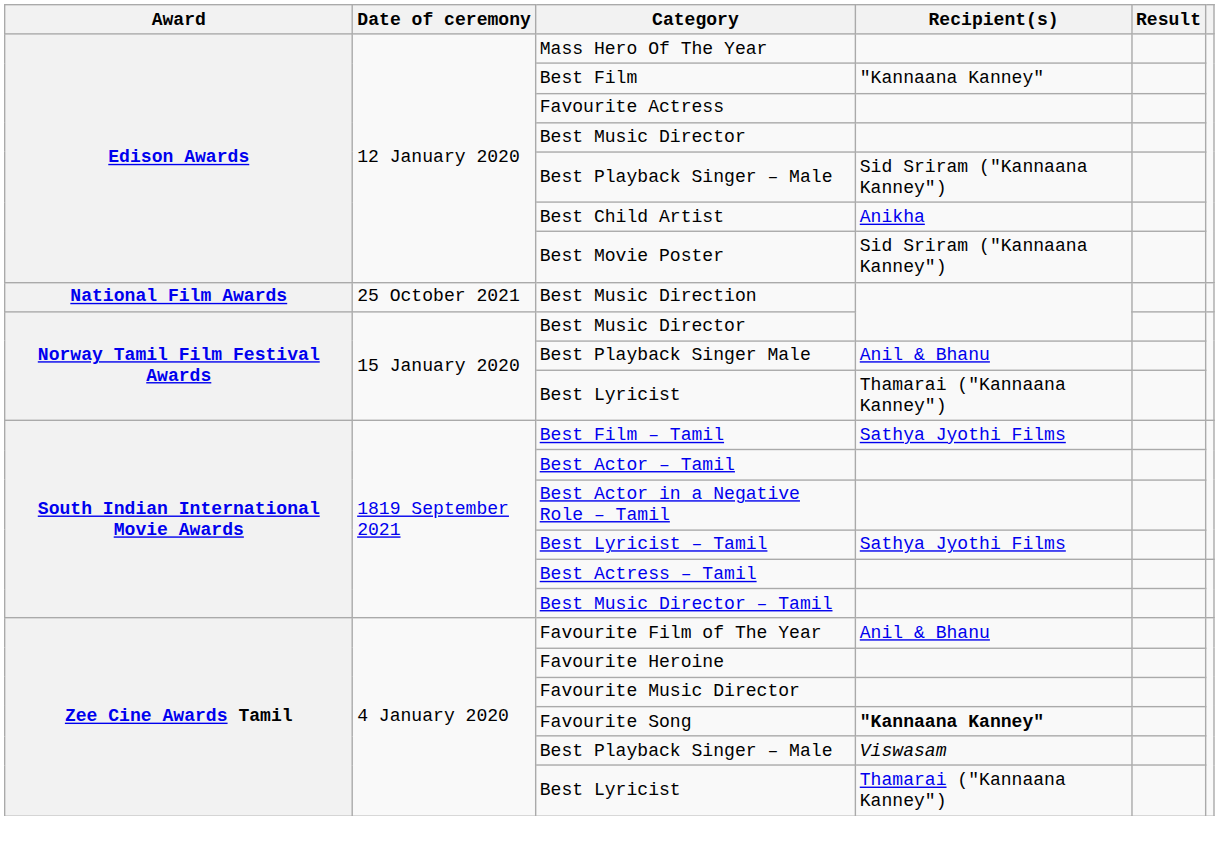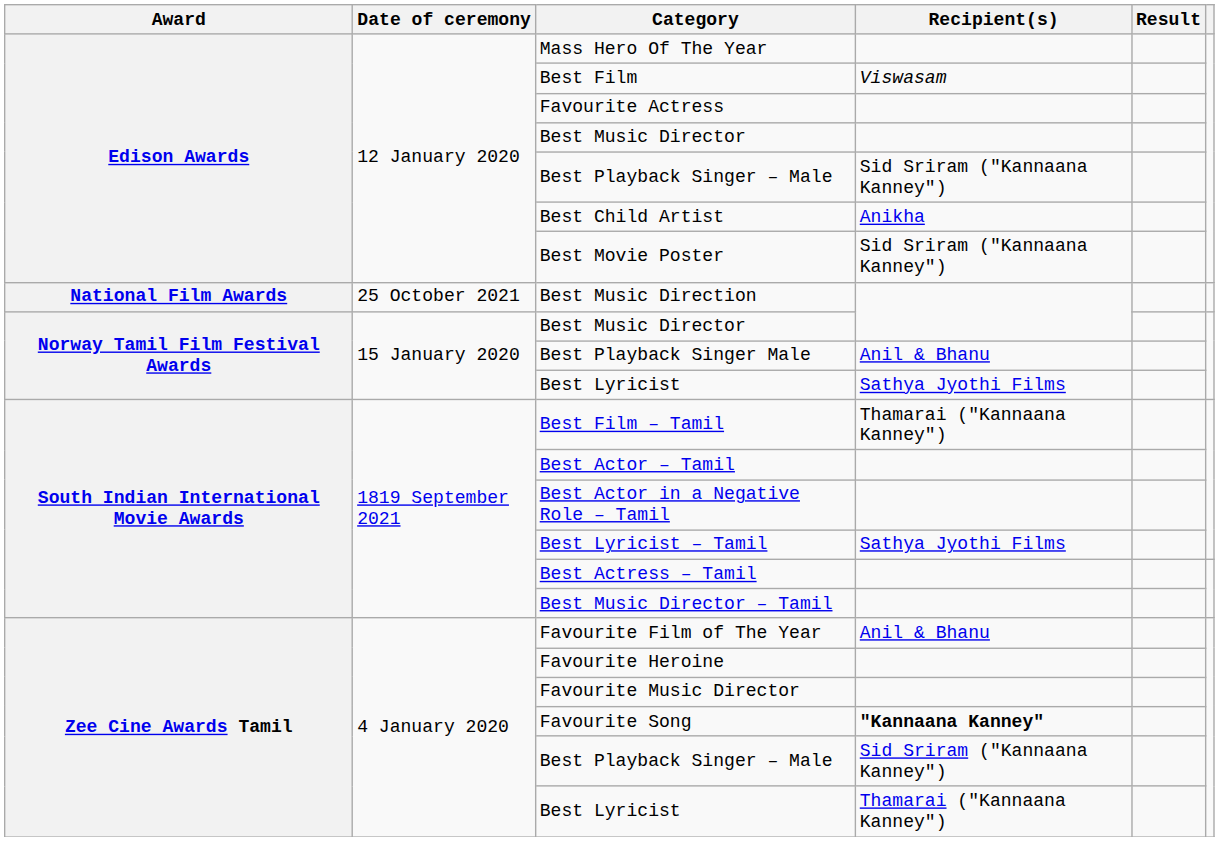(952, 78) "Kannaana Kanney" -> (903, 78) Viswasam
(963, 396) Thamarai ("Kannaana Kanney") -> (963, 385) Sathya Jyothi Films
(963, 435) Sathya Jyothi Films -> (963, 425) Thamarai ("Kannaana Kanney")
(903, 751) Viswasam -> (974, 761) Sid Sriram ("Kannaana Kanney")
